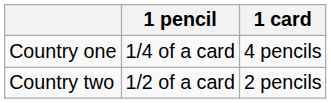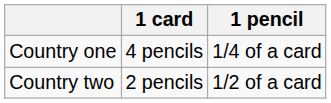columns swapped: (283, 20) <-> (180, 20)
